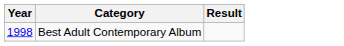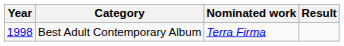+ column: (251, 13)
